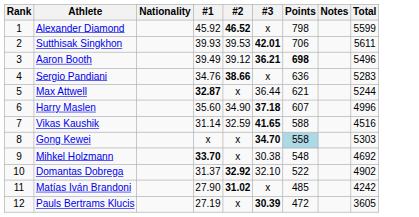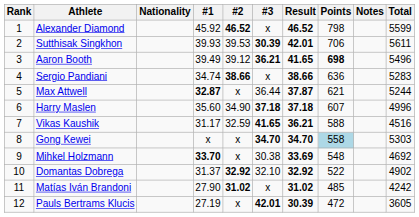+ column: (300, 12)
(268, 44) 42.01 -> (268, 44) 30.39
(208, 76) 34.76 -> (208, 76) 34.74
(208, 124) 31.14 -> (208, 124) 31.17
(268, 204) 30.39 -> (268, 204) 42.01
